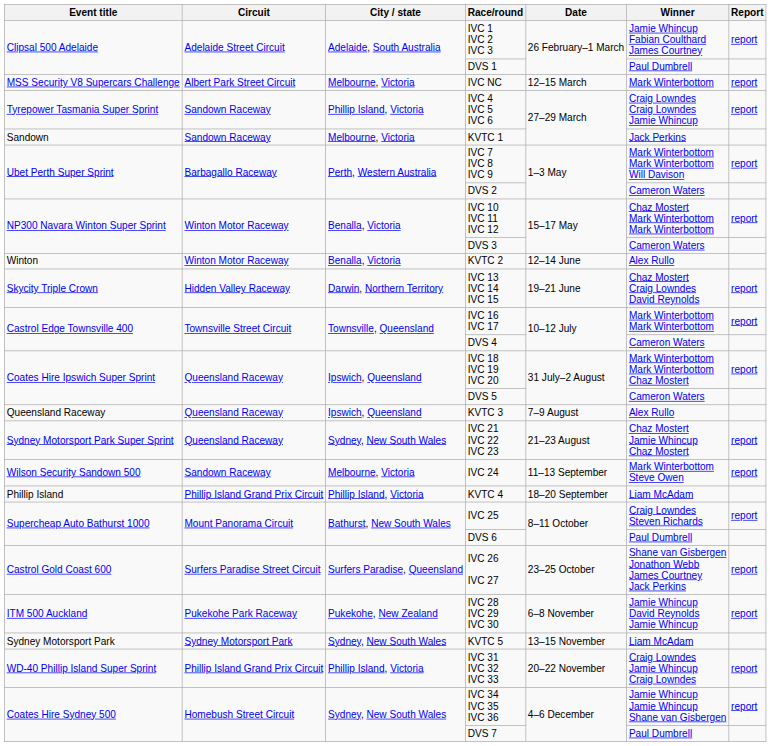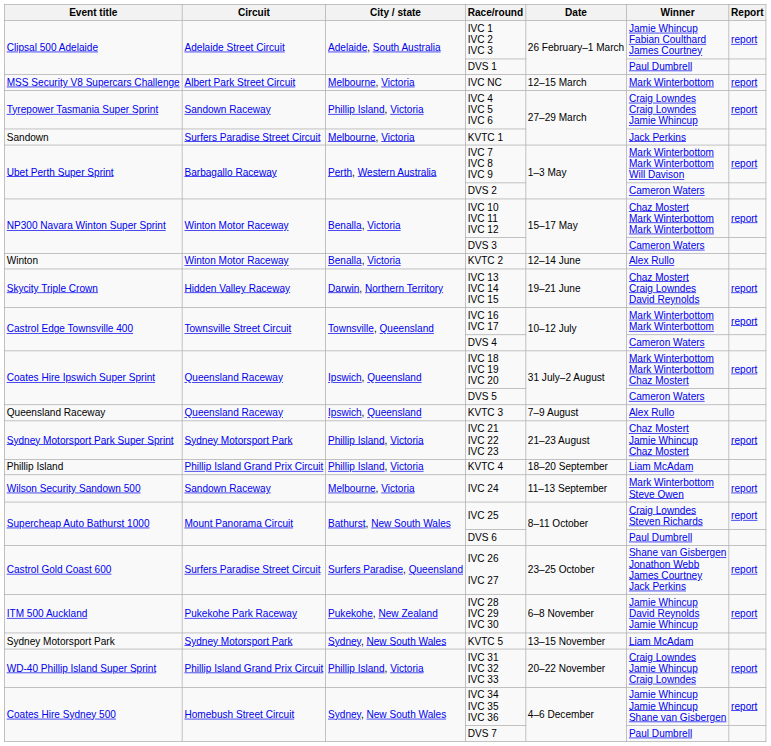(228, 137) Sandown Raceway -> (252, 137) Surfers Paradise Street Circuit
(234, 440) Queensland Raceway -> (238, 440) Sydney Motorsport Park
(387, 440) Sydney, New South Wales -> (376, 440) Phillip Island, Victoria
rows swapped: (483, 473) <-> (485, 494)
